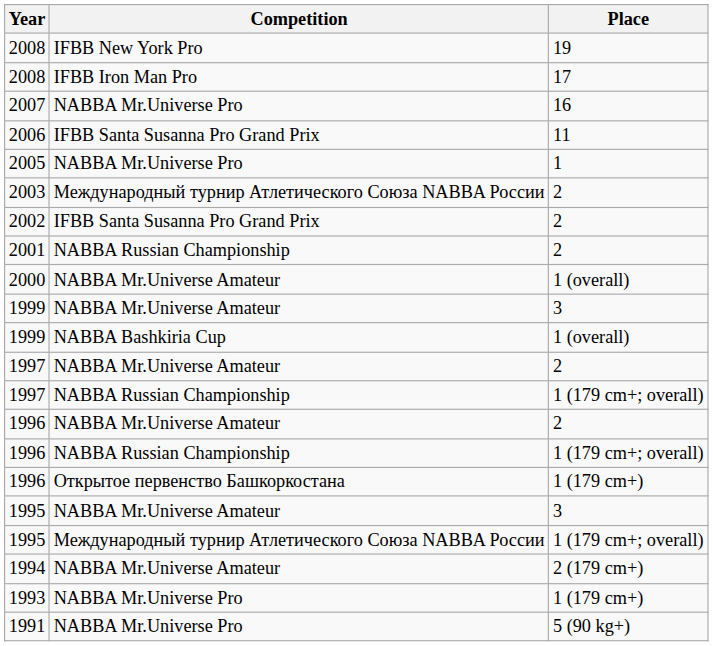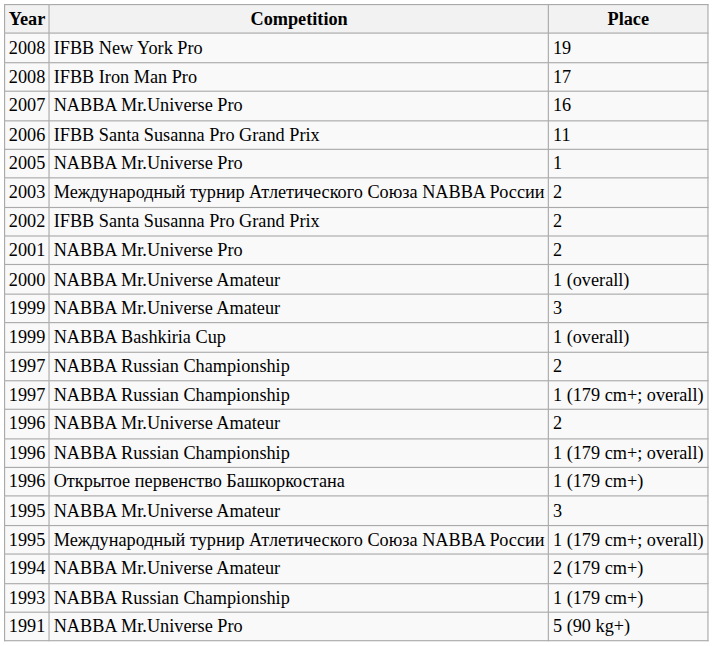(172, 250) NABBA Russian Championship -> (148, 250) NABBA Mr.Universe Pro
(167, 366) NABBA Mr.Universe Amateur -> (172, 366) NABBA Russian Championship
(148, 597) NABBA Mr.Universe Pro -> (172, 597) NABBA Russian Championship
